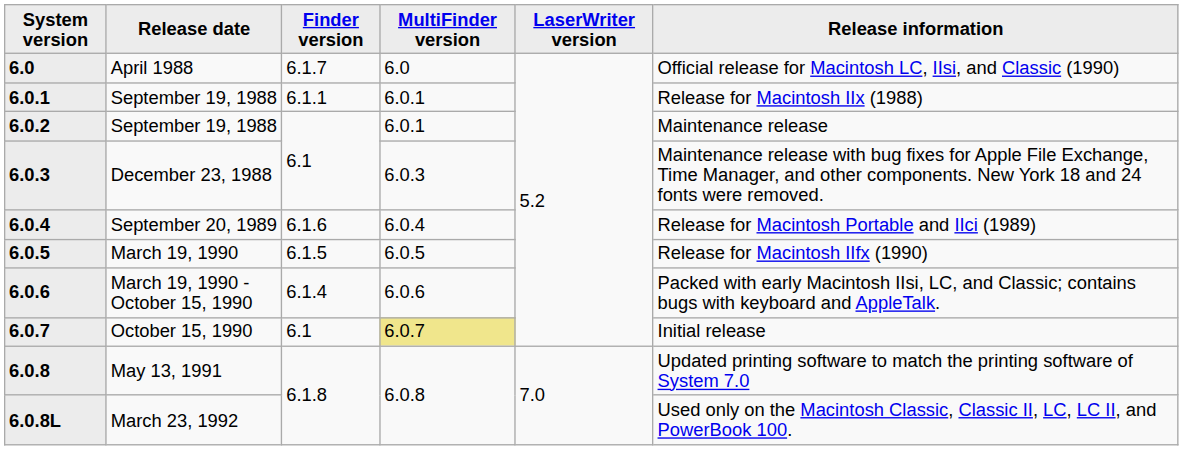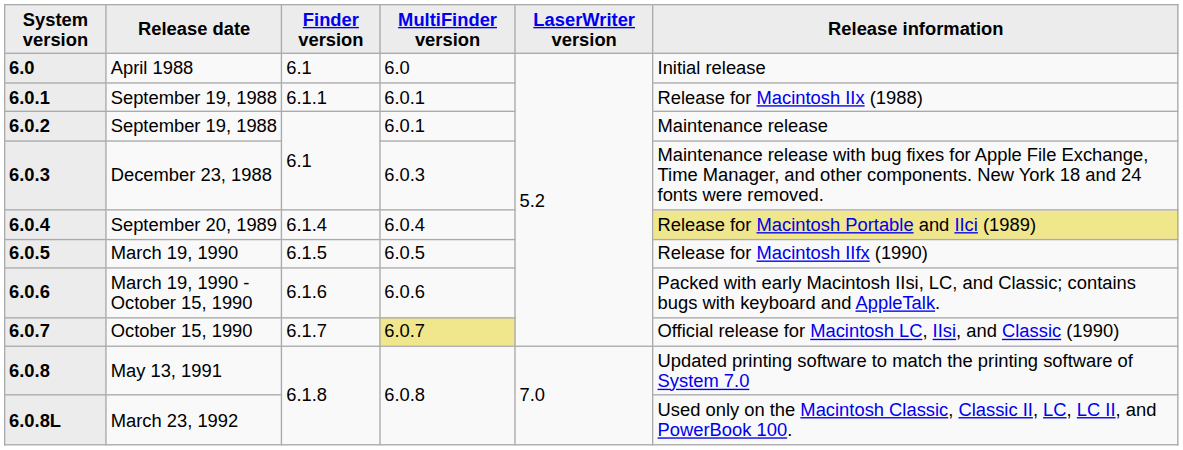(307, 68) 6.1.7 -> (299, 68) 6.1
(888, 68) Official release for Macintosh LC, IIsi, and Classic (1990) -> (712, 68) Initial release
(307, 224) 6.1.6 -> (307, 224) 6.1.4
(847, 224) no background -> (847, 224) khaki background
(307, 292) 6.1.4 -> (307, 292) 6.1.6
(299, 331) 6.1 -> (307, 331) 6.1.7
(712, 331) Initial release -> (888, 331) Official release for Macintosh LC, IIsi, and Classic (1990)
